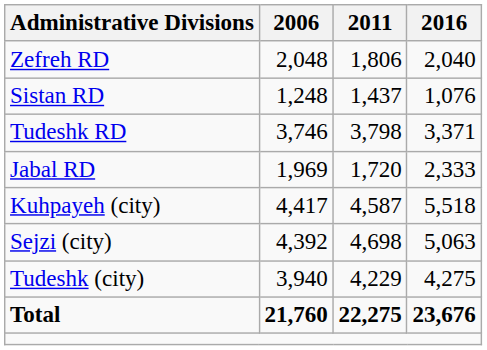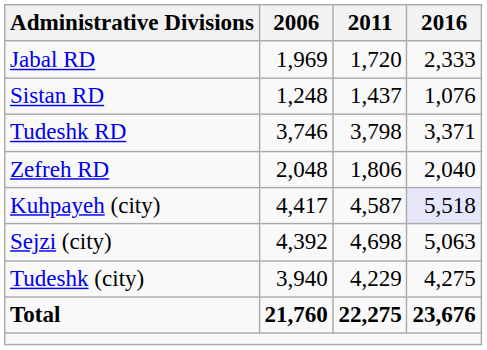rows swapped: (53, 168) <-> (60, 59)
(450, 205) no background -> (450, 205) lavender background
